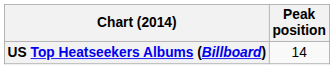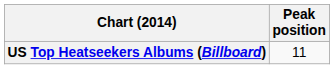(299, 52) 14 -> (299, 52) 11
